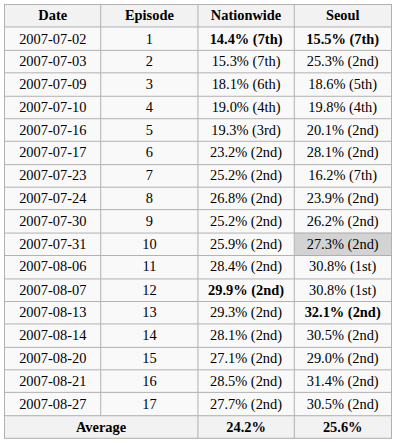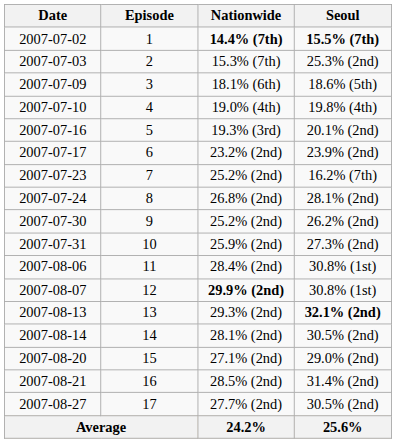(343, 152) 28.1% (2nd) -> (343, 152) 23.9% (2nd)
(343, 198) 23.9% (2nd) -> (343, 198) 28.1% (2nd)
(343, 244) lightgrey background -> (343, 244) no background
